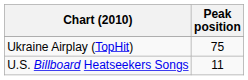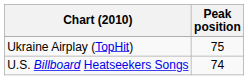(217, 65) 11 -> (217, 65) 74
